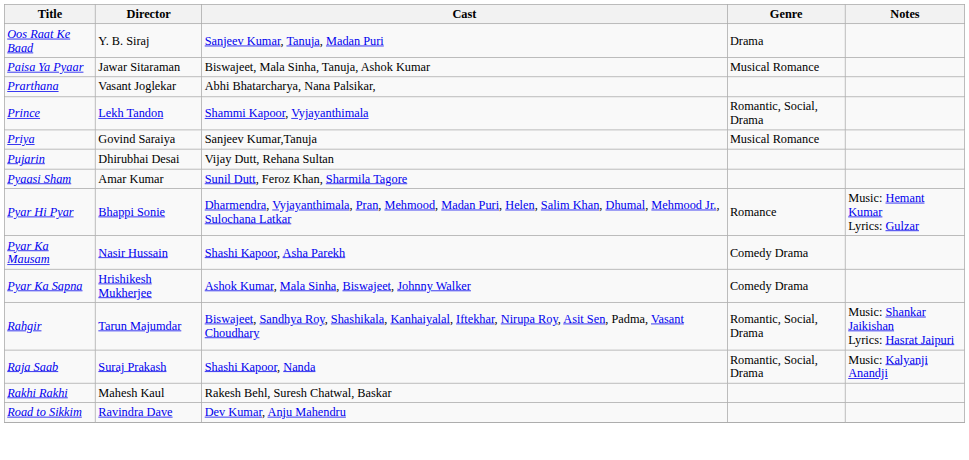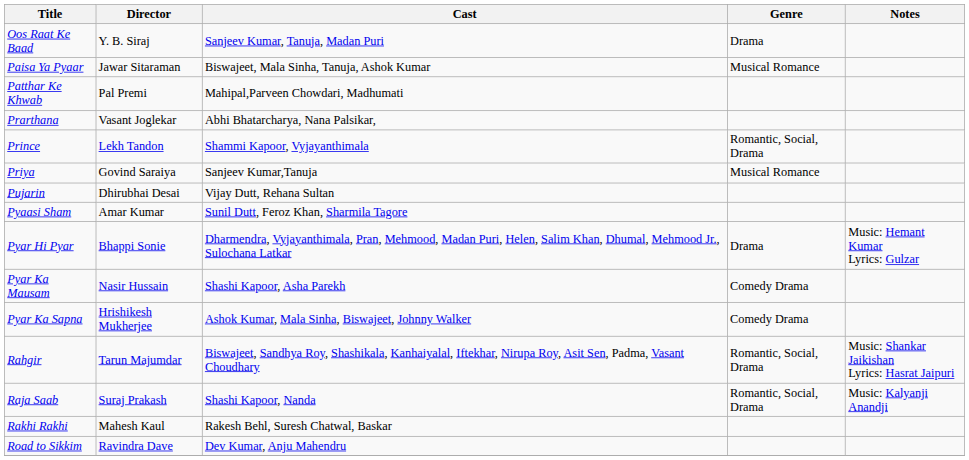+ row: (34, 93)
(753, 212) Romance -> (747, 245) Drama
